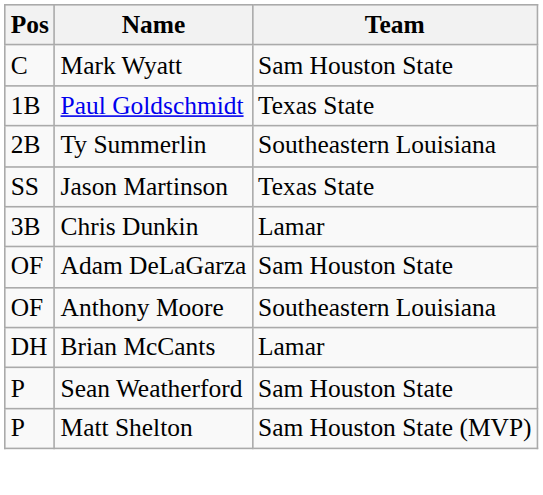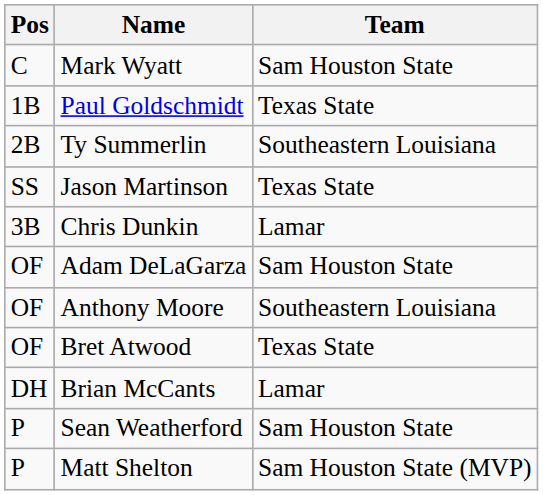+ row: (126, 347)
